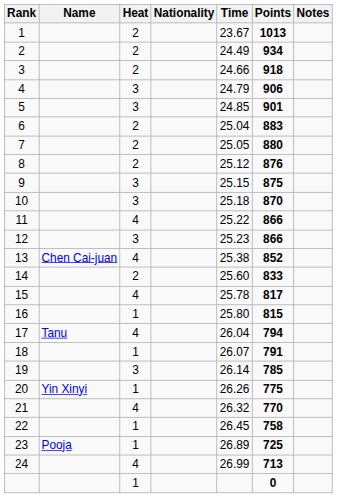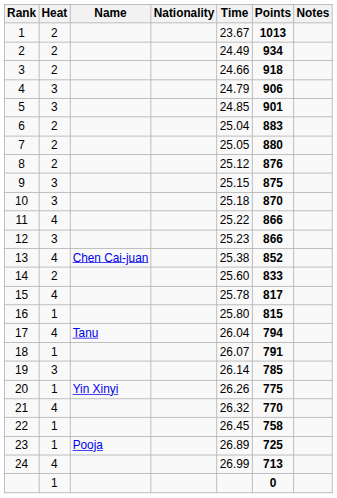columns swapped: (135, 13) <-> (79, 13)
